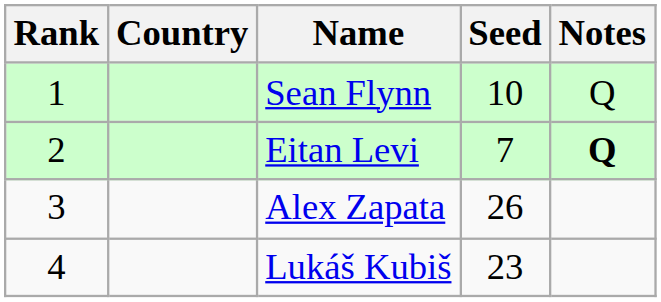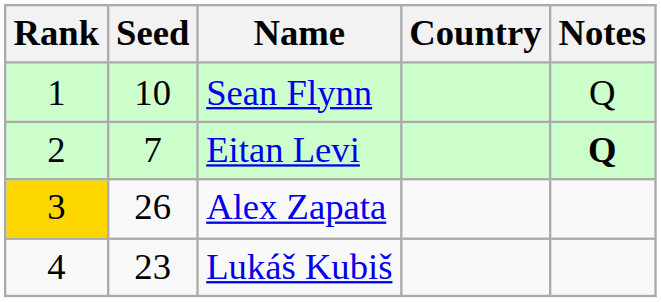columns swapped: (505, 33) <-> (182, 33)
(56, 207) no background -> (56, 207) gold background
